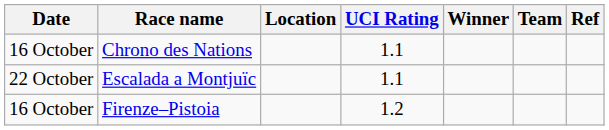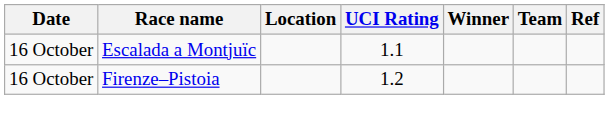- row: (177, 49)
(51, 79) 22 October -> (51, 49) 16 October
